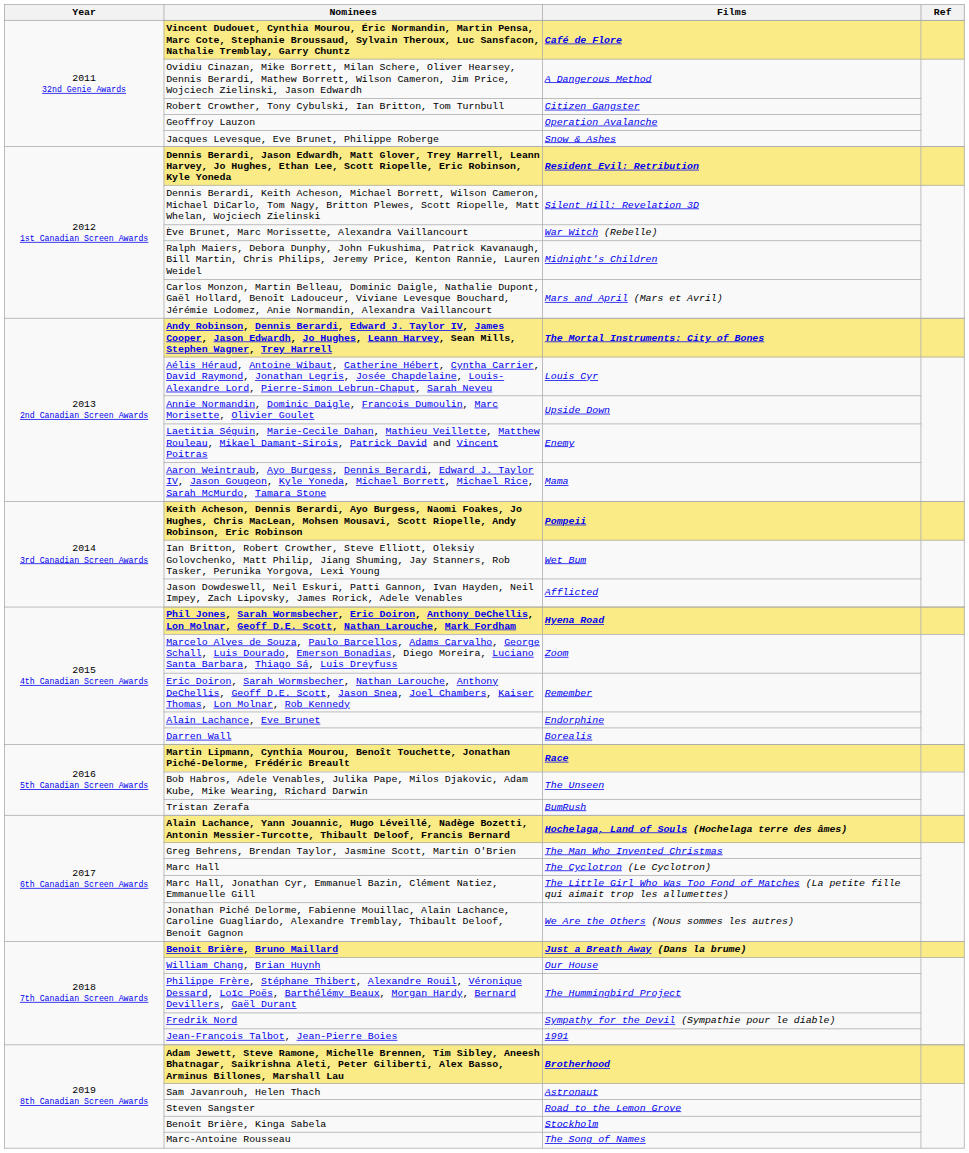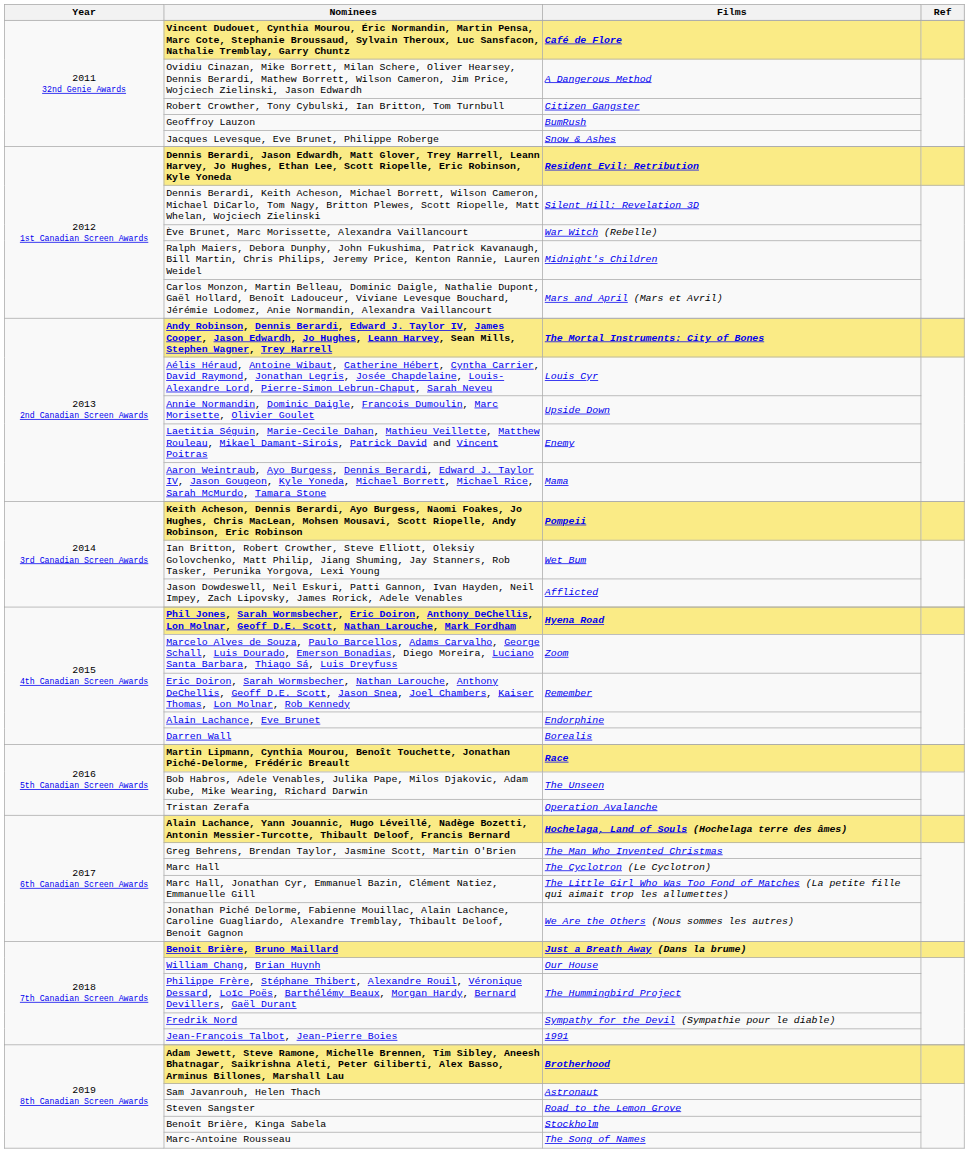(601, 122) Operation Avalanche -> (566, 122) BumRush
(566, 807) BumRush -> (601, 807) Operation Avalanche
